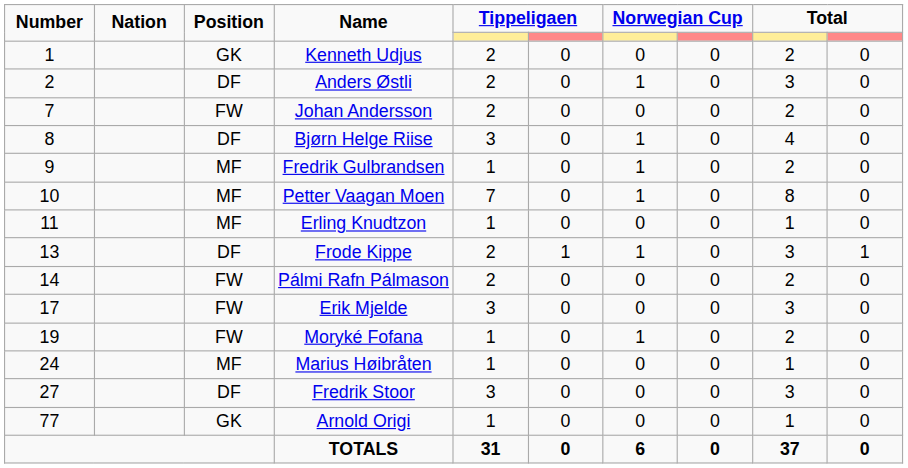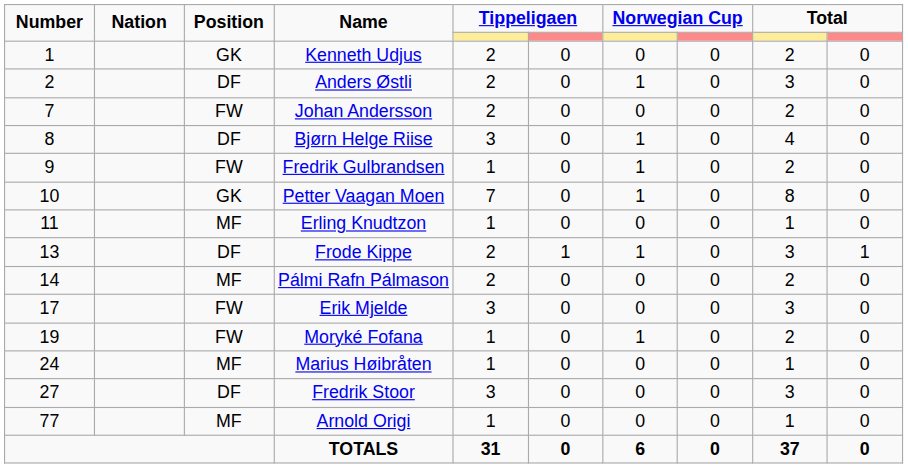(229, 167) MF -> (229, 167) FW
(229, 195) MF -> (229, 195) GK
(229, 280) FW -> (229, 280) MF
(229, 421) GK -> (229, 421) MF
